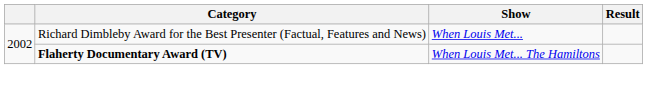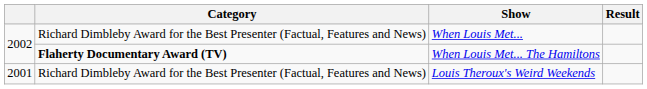+ row: (513, 73)
